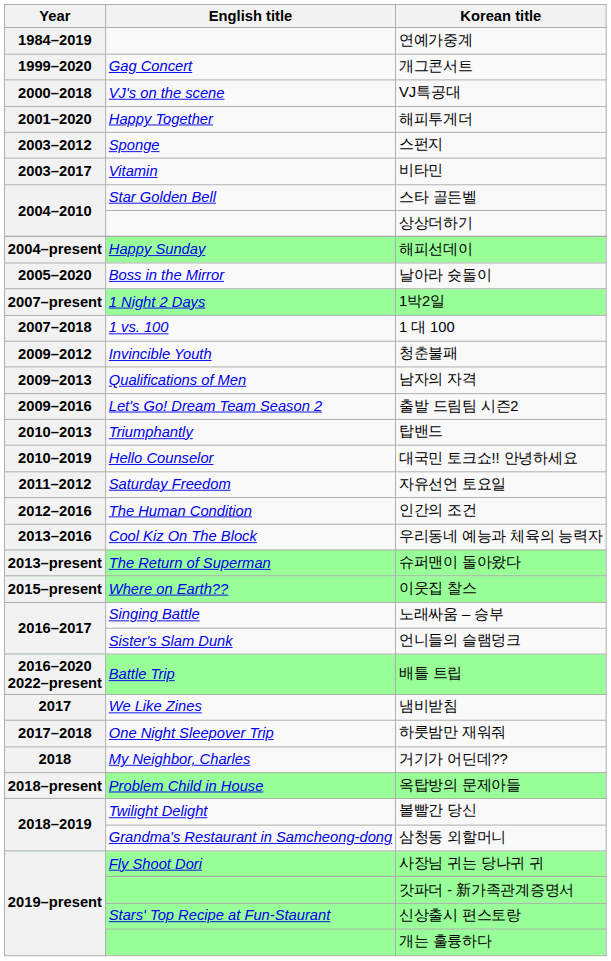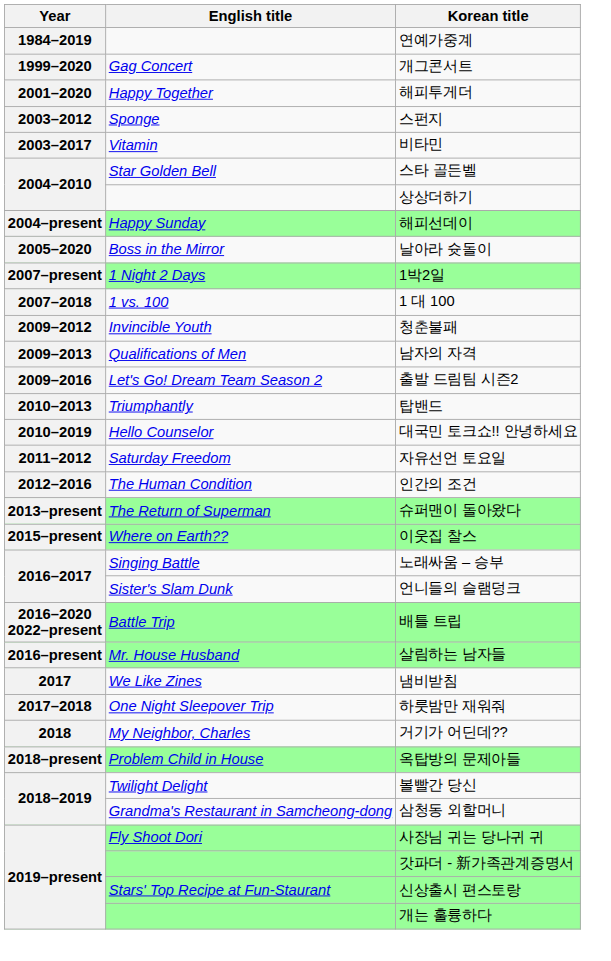- row: (430, 92)
- row: (501, 536)
+ row: (453, 654)
